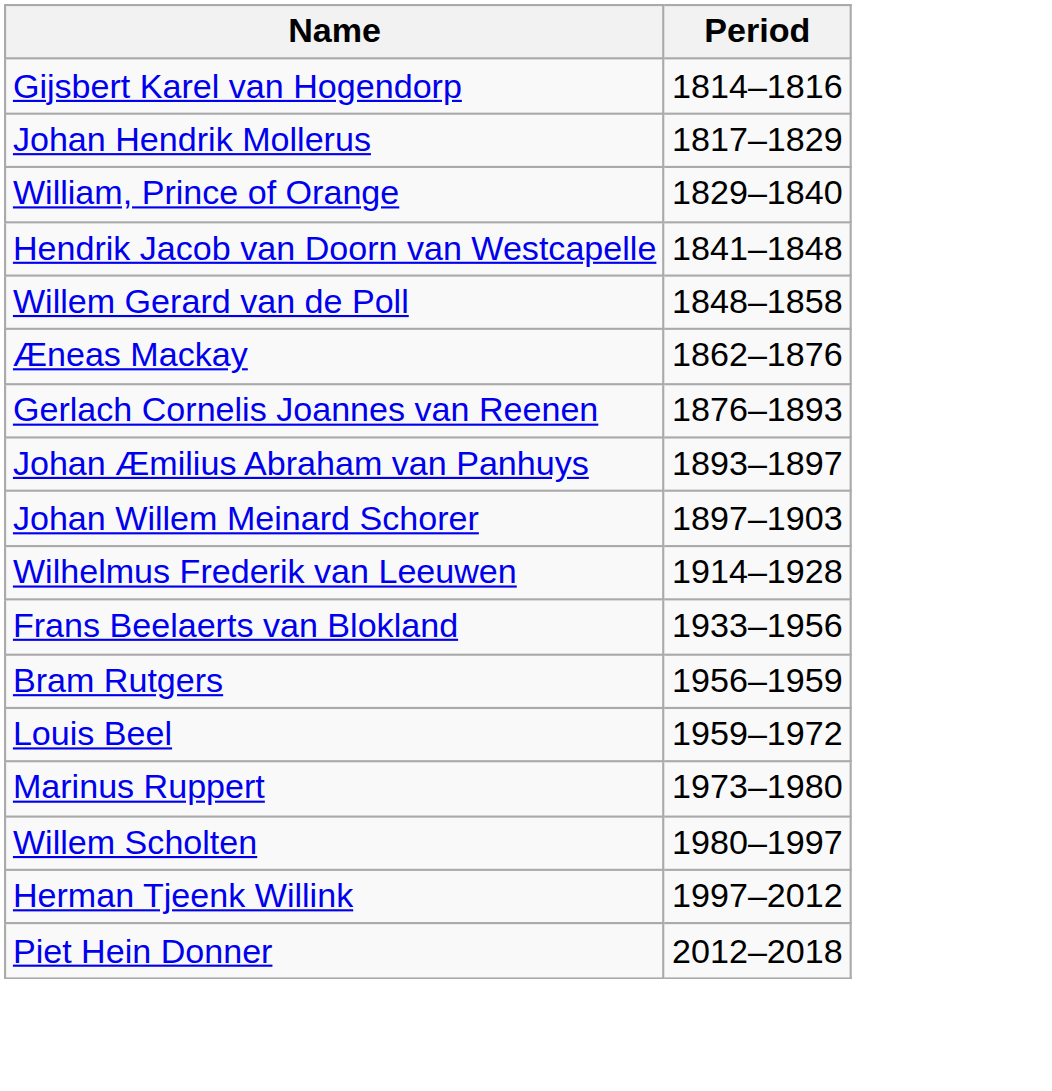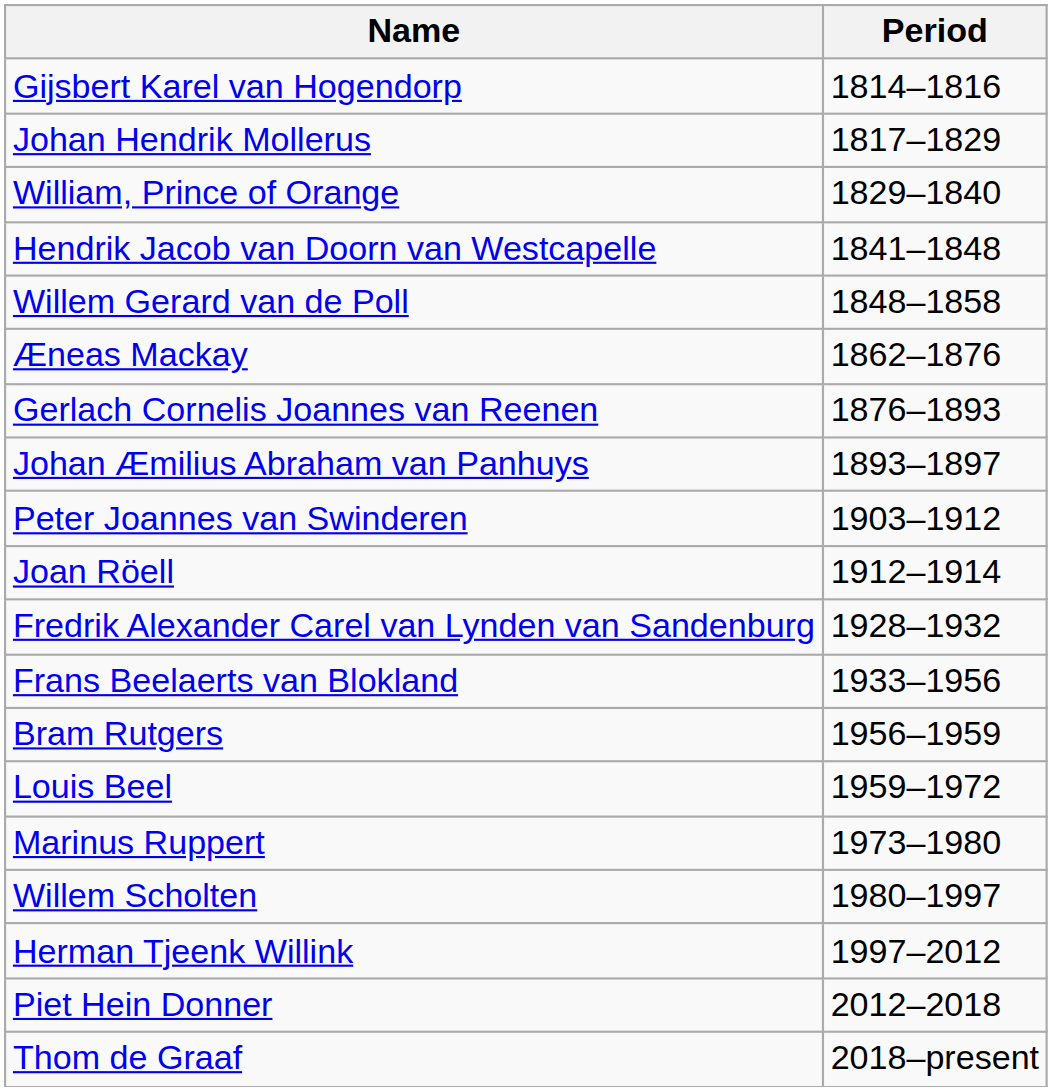- row: (246, 517)
+ row: (240, 517)
+ row: (93, 572)
- row: (265, 572)
+ row: (414, 626)
+ row: (128, 1058)
